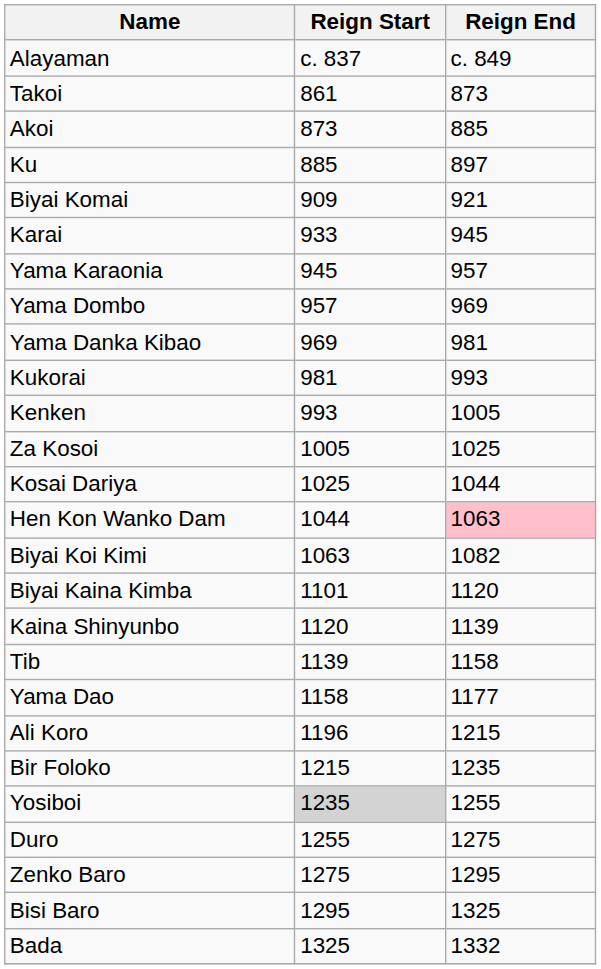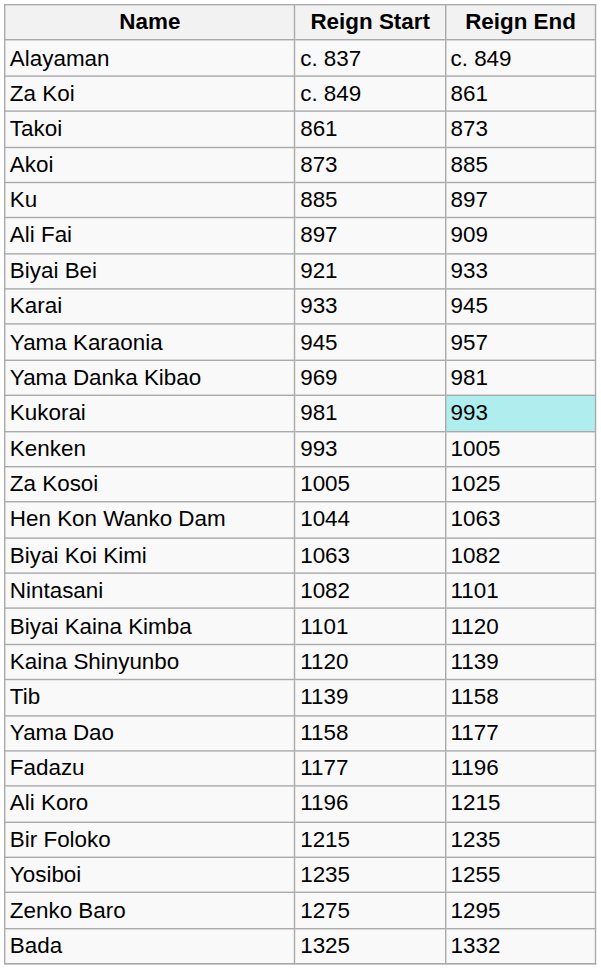+ row: (42, 93)
+ row: (41, 235)
- row: (69, 199)
+ row: (53, 270)
- row: (78, 306)
(469, 377) no background -> (469, 413) paleturquoise background
- row: (73, 484)
(475, 519) pink background -> (475, 519) no background
+ row: (57, 590)
+ row: (47, 768)
(325, 803) lightgrey background -> (325, 874) no background
- row: (34, 839)
- row: (55, 910)
